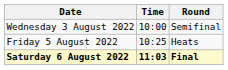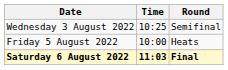(153, 27) 10:00 -> (153, 27) 10:25
(153, 42) 10:25 -> (153, 42) 10:00
